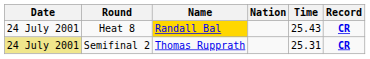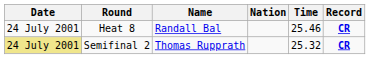(188, 29) gold background -> (188, 29) no background
(306, 29) 25.43 -> (306, 29) 25.46
(306, 45) 25.31 -> (306, 45) 25.32
